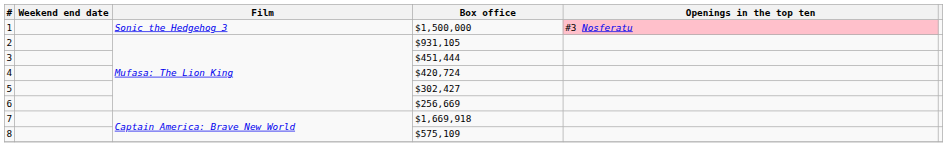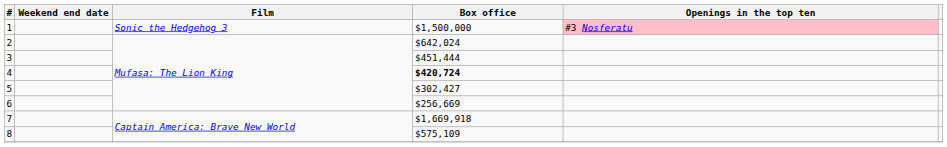(438, 42) $931,105 -> (438, 42) $642,024
(438, 73) normal -> (438, 73) bold
